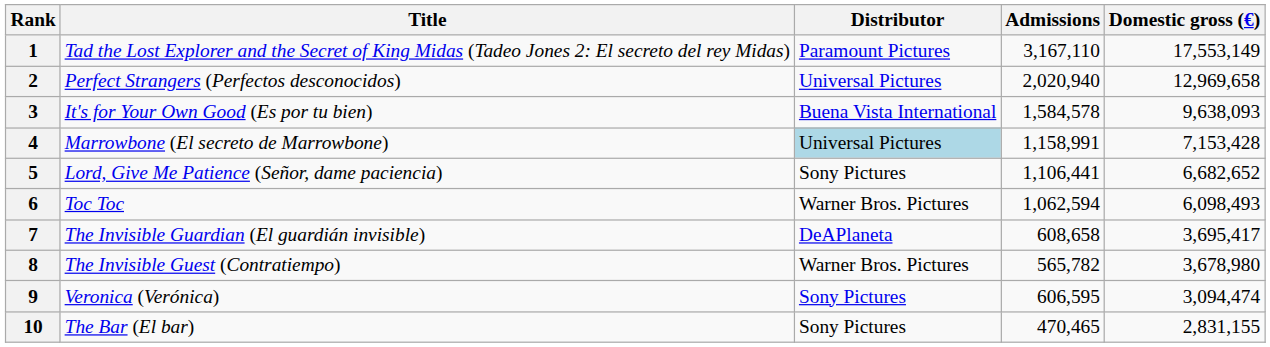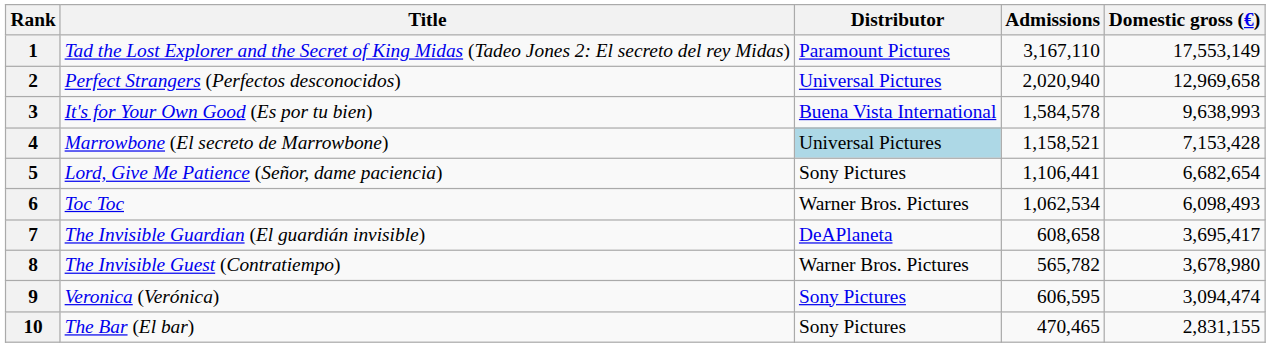(1221, 111) 9,638,093 -> (1221, 111) 9,638,993
(1061, 142) 1,158,991 -> (1061, 142) 1,158,521
(1221, 173) 6,682,652 -> (1221, 173) 6,682,654
(1061, 204) 1,062,594 -> (1061, 204) 1,062,534
